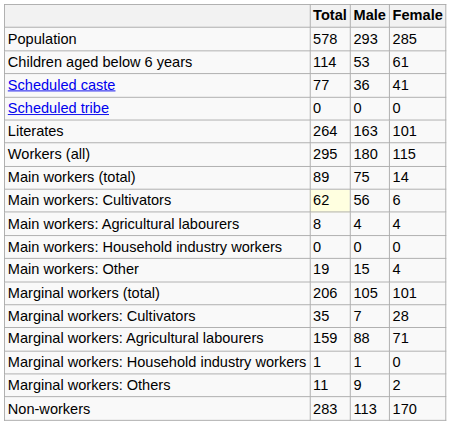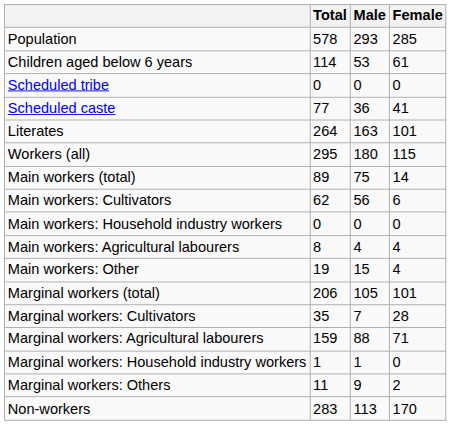rows swapped: (62, 85) <-> (58, 108)
(321, 200) lightyellow background -> (321, 200) no background
rows swapped: (124, 223) <-> (145, 246)
